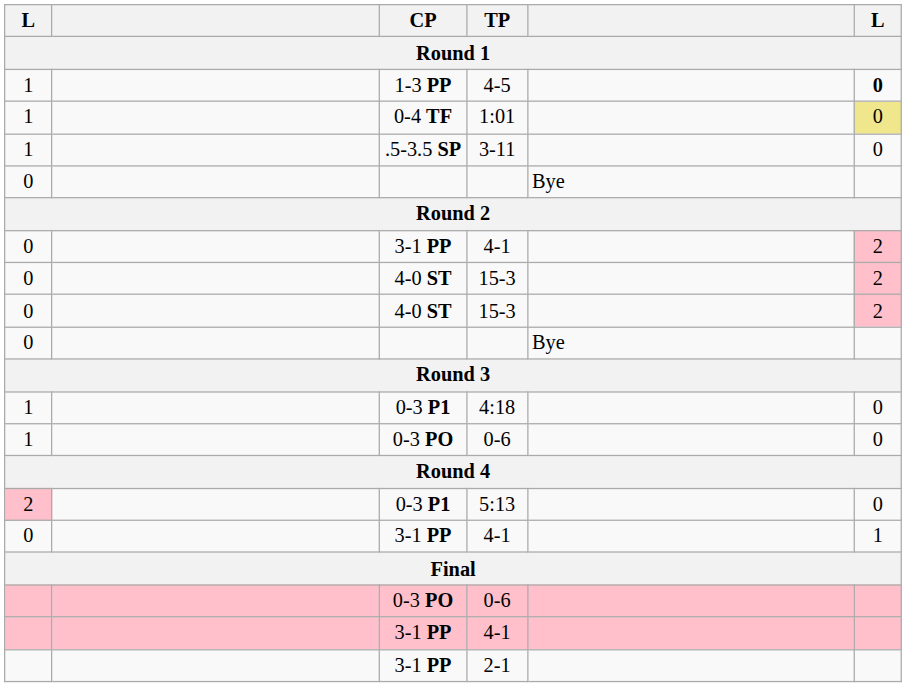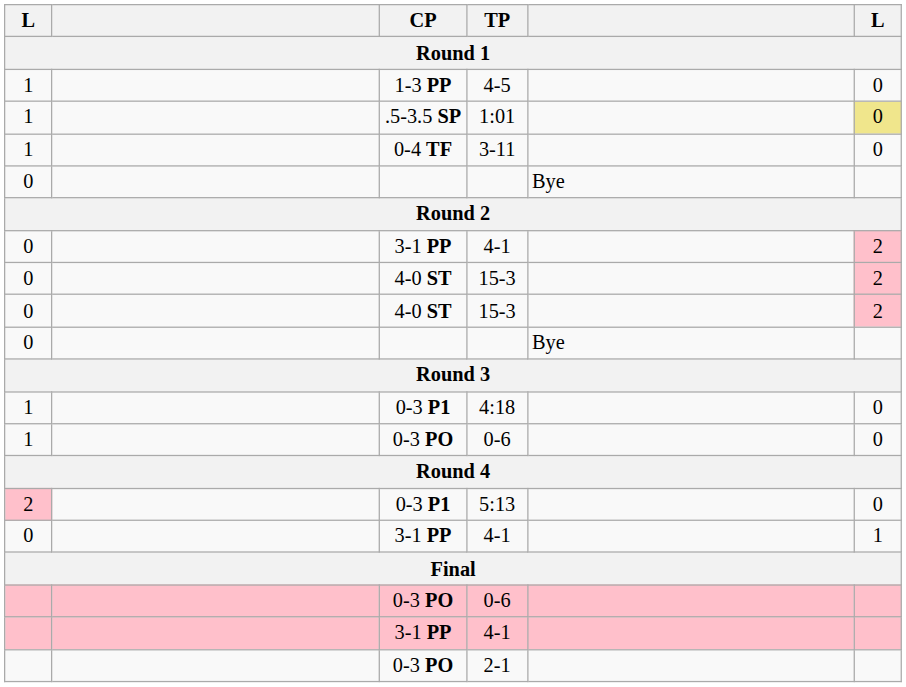(878, 85) bold -> (878, 85) normal
(423, 117) 0-4 TF -> (423, 117) .5-3.5 SP
(423, 149) .5-3.5 SP -> (423, 149) 0-4 TF
(423, 665) 3-1 PP -> (423, 665) 0-3 PO
